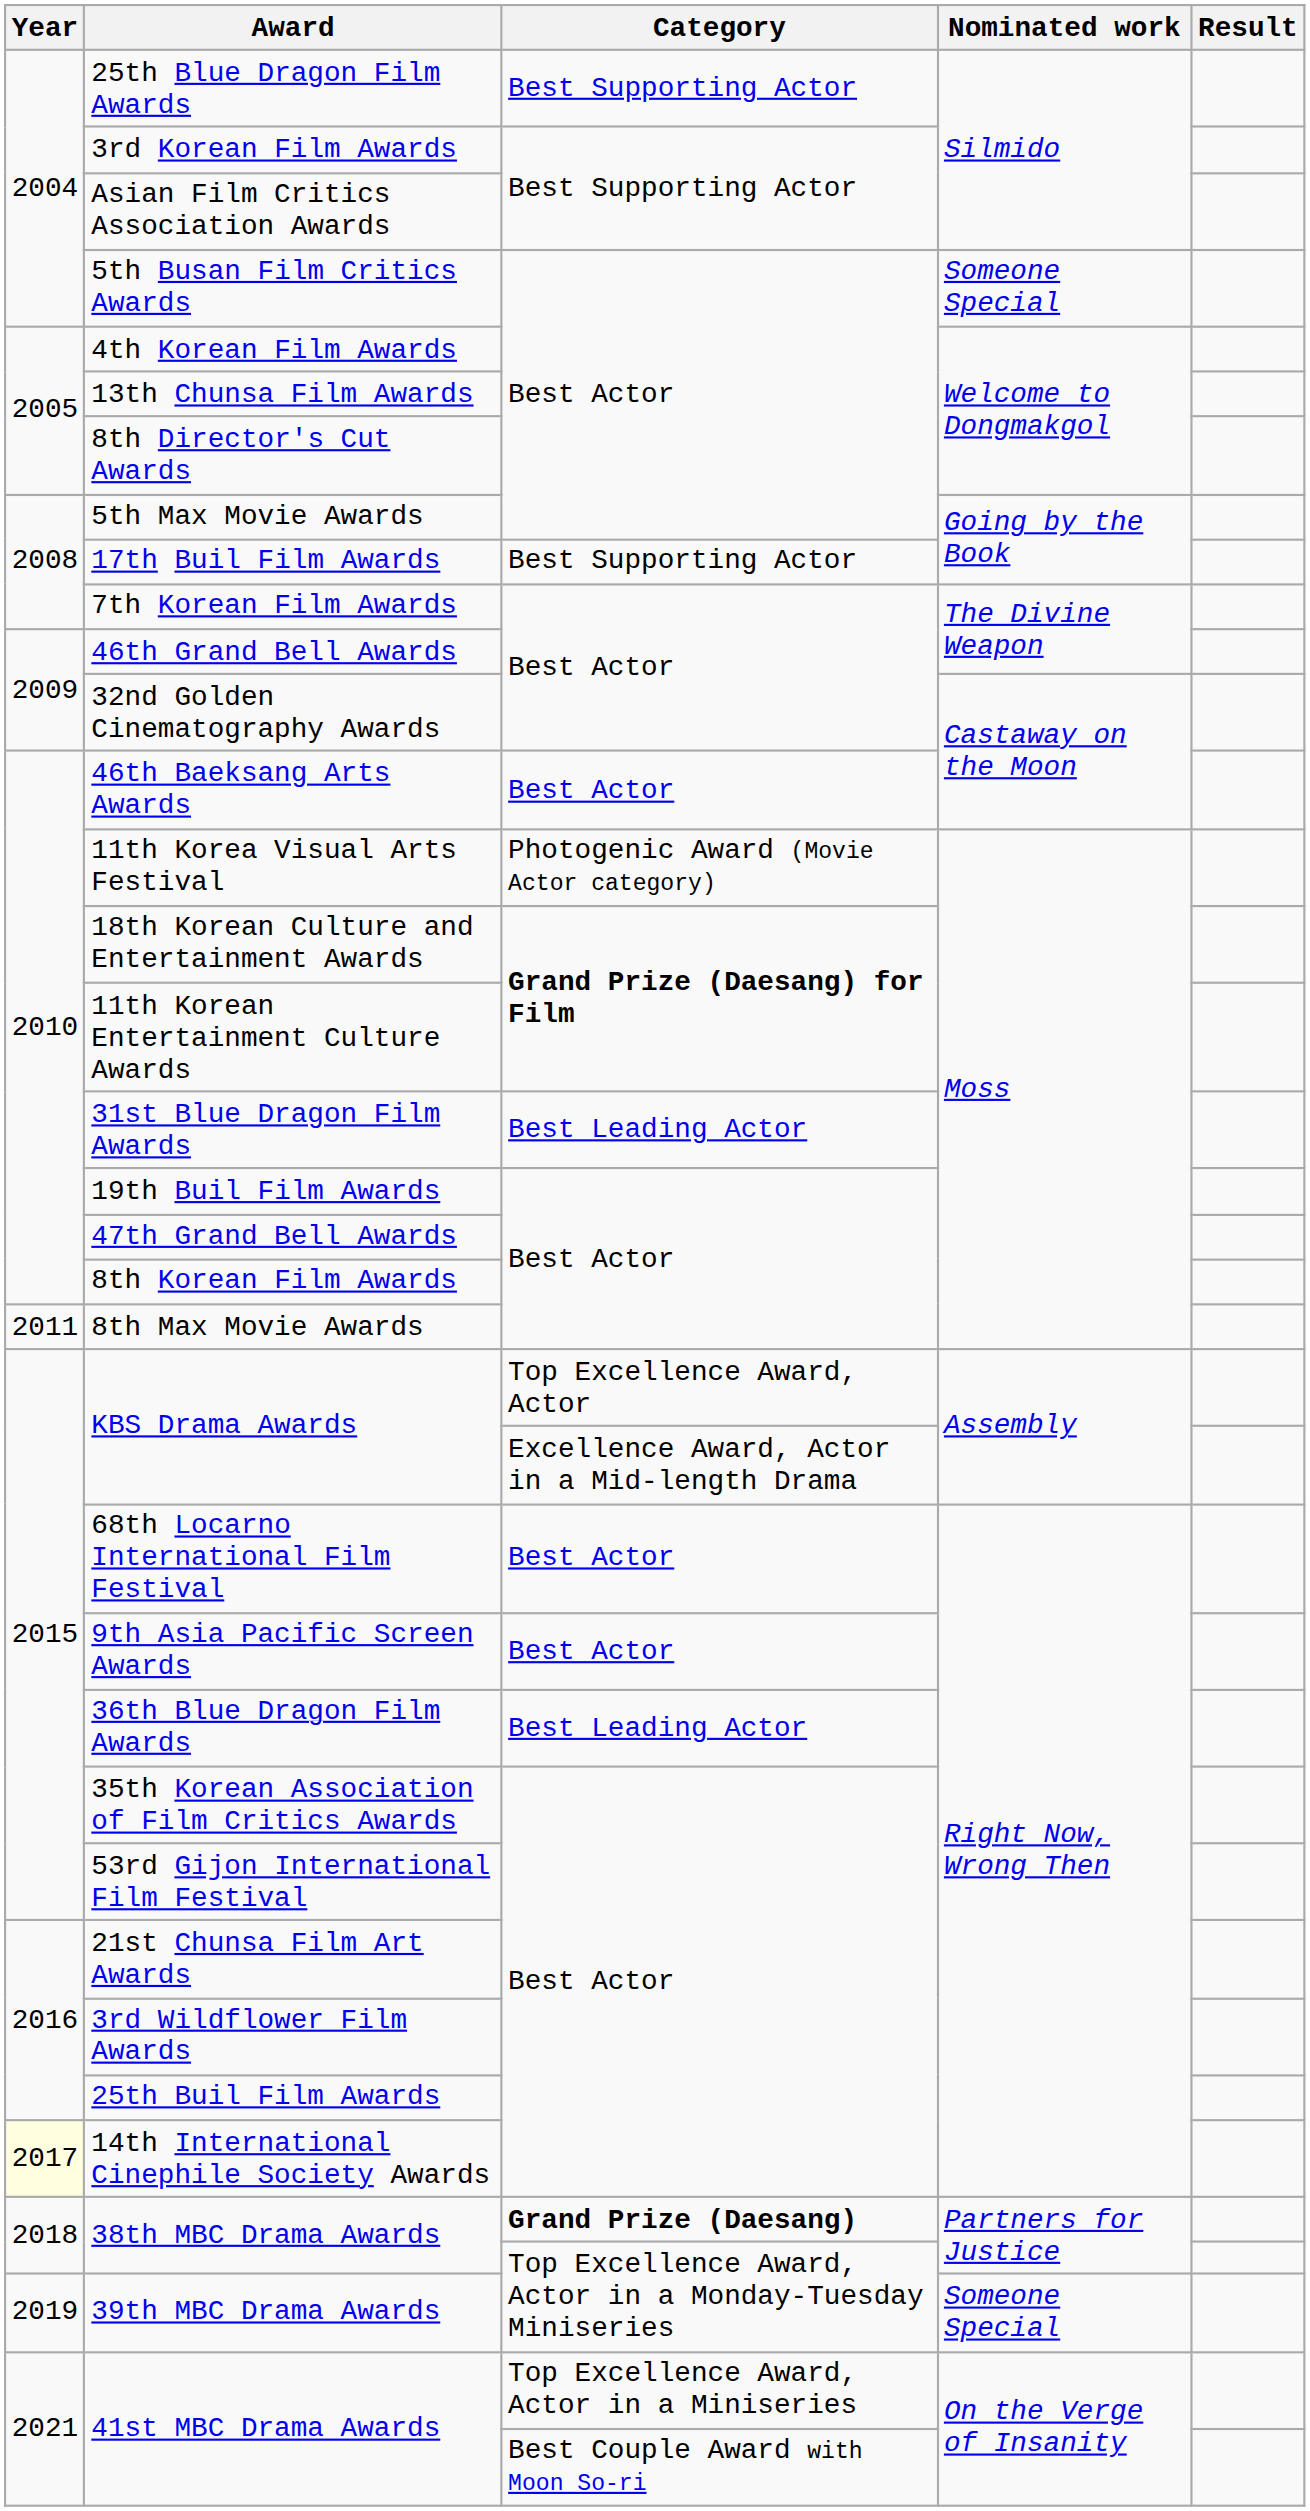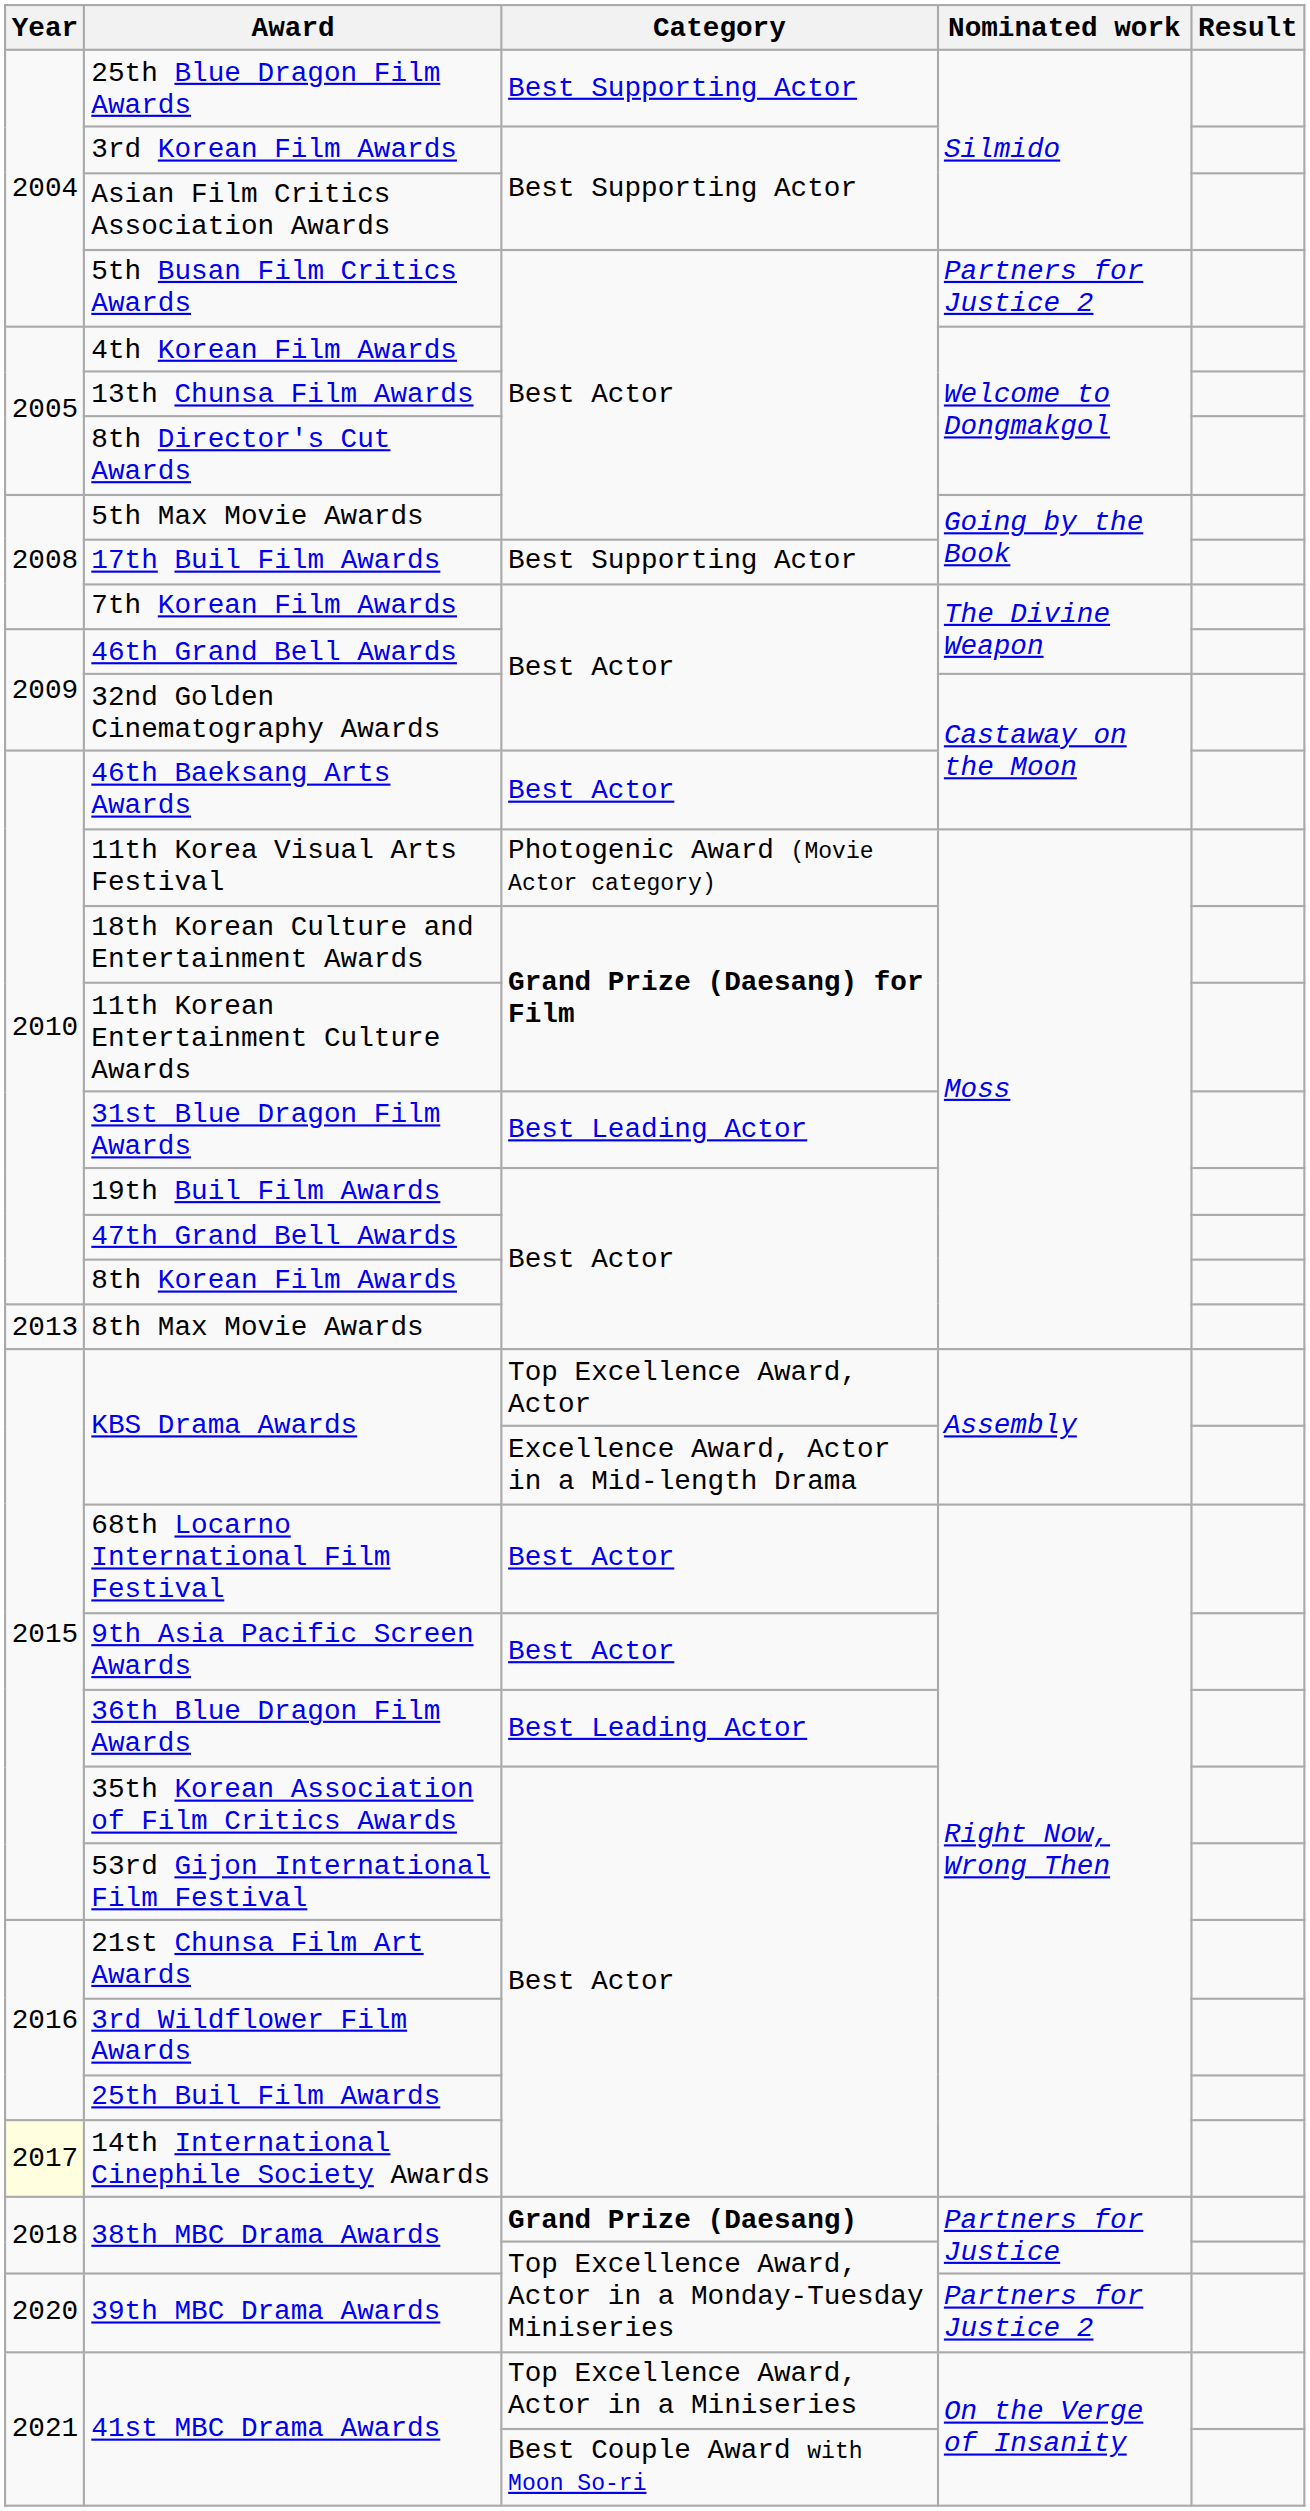(1002, 288) Someone Special -> (1044, 288) Partners for Justice 2
(45, 1327) 2011 -> (45, 1327) 2013
(45, 2313) 2019 -> (45, 2313) 2020
(1002, 2313) Someone Special -> (1044, 2313) Partners for Justice 2
